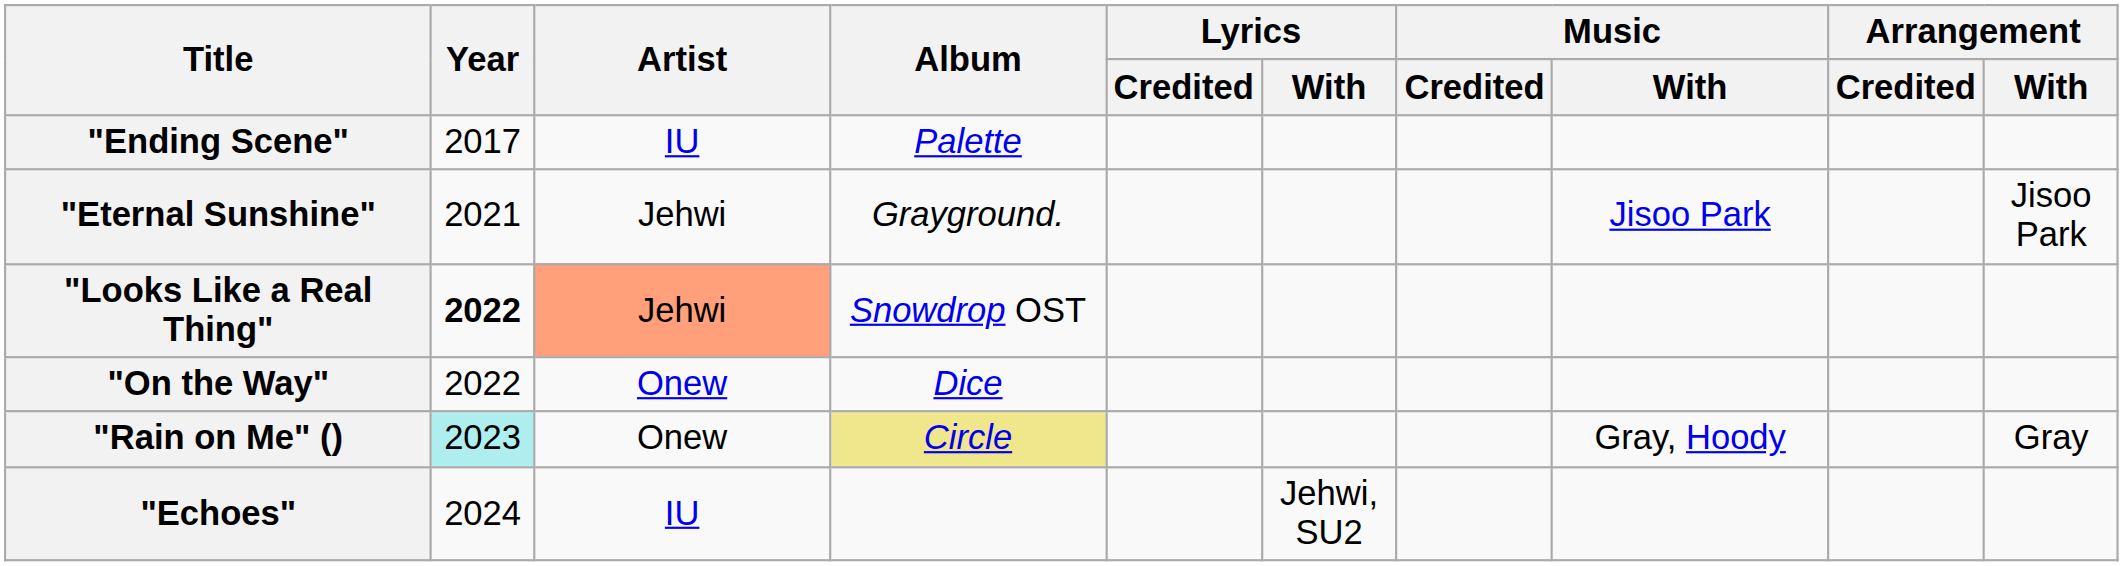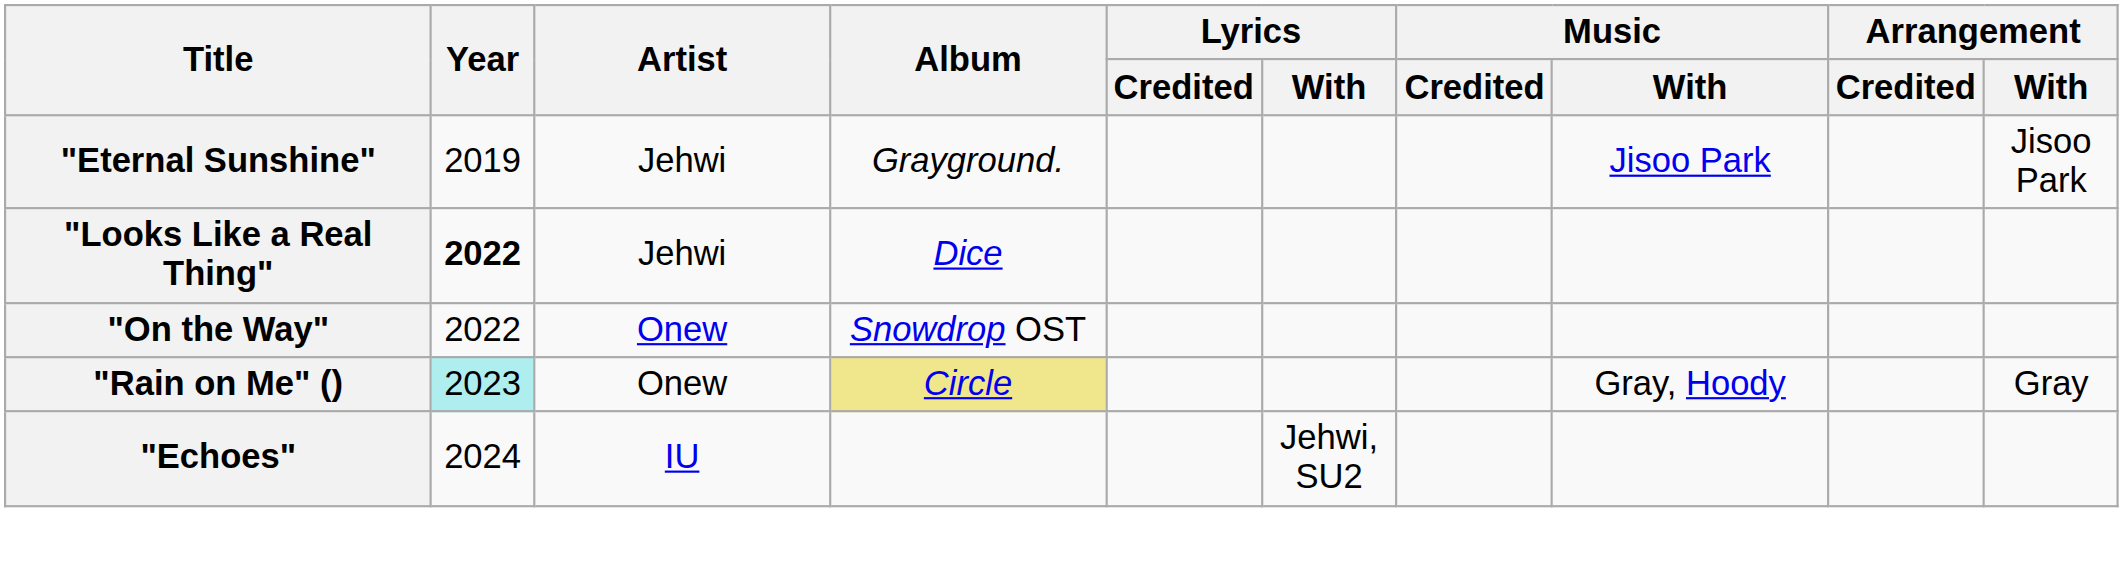- row: (218, 141)
(483, 215) 2021 -> (483, 160) 2019
(682, 309) lightsalmon background -> (682, 254) no background
(968, 309) Snowdrop OST -> (968, 254) Dice
(968, 383) Dice -> (968, 328) Snowdrop OST
